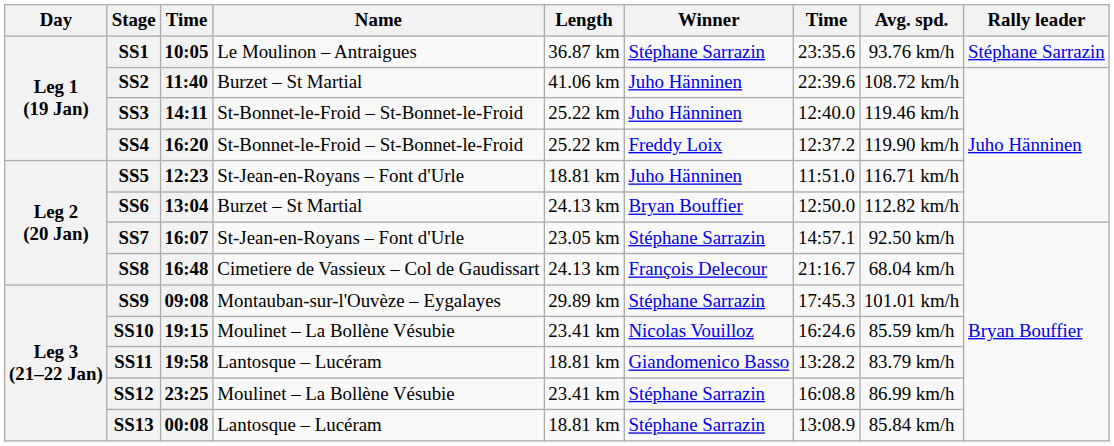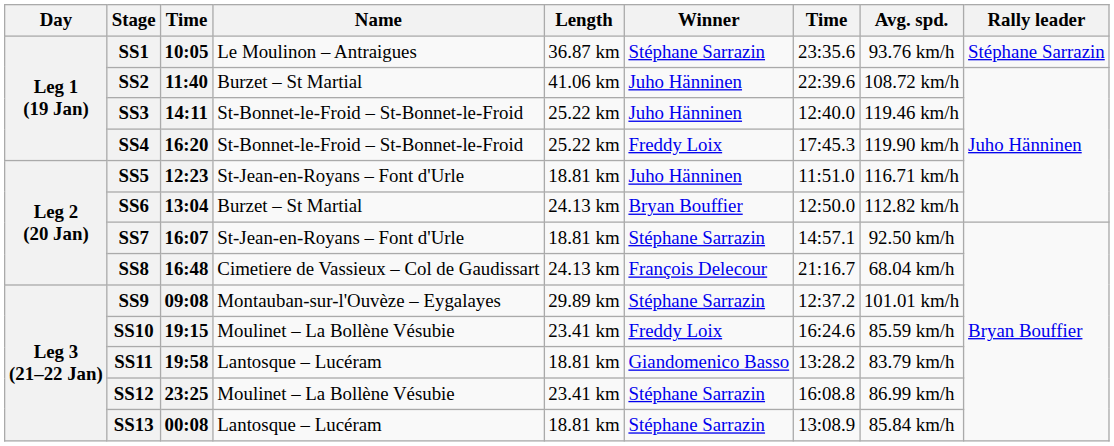(827, 144) 12:37.2 -> (827, 144) 17:45.3
(584, 238) 23.05 km -> (584, 238) 18.81 km
(827, 300) 17:45.3 -> (827, 300) 12:37.2
(691, 331) Nicolas Vouilloz -> (675, 331) Freddy Loix
